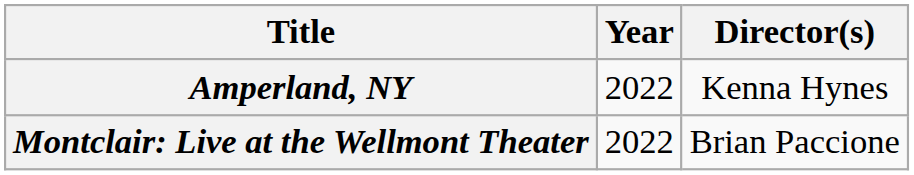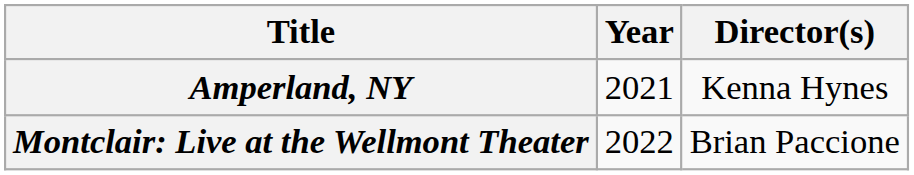(639, 86) 2022 -> (639, 86) 2021
